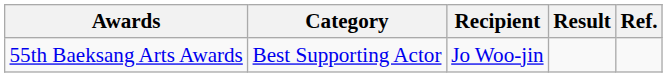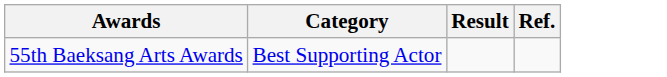- column: (497, 21)
